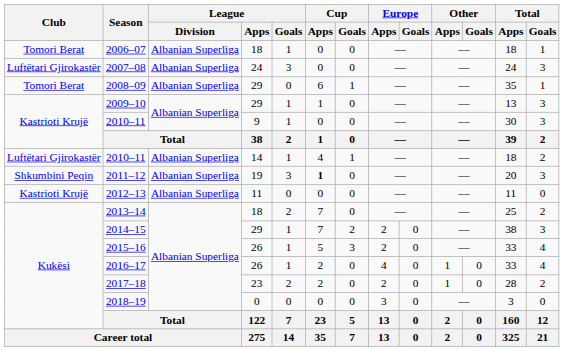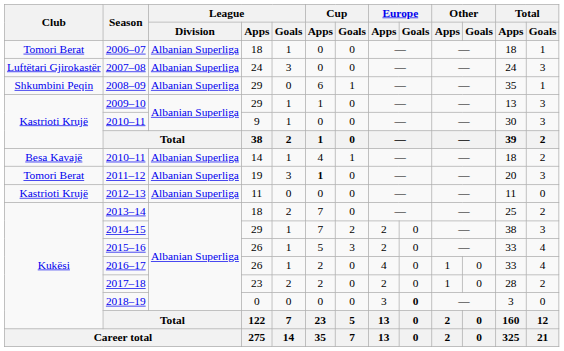(54, 85) Tomori Berat -> (54, 85) Shkumbini Peqin
(54, 157) Luftëtari Gjirokastër -> (54, 157) Besa Kavajë
(54, 175) Shkumbini Peqin -> (54, 175) Tomori Berat
(416, 301) normal -> (416, 301) bold
